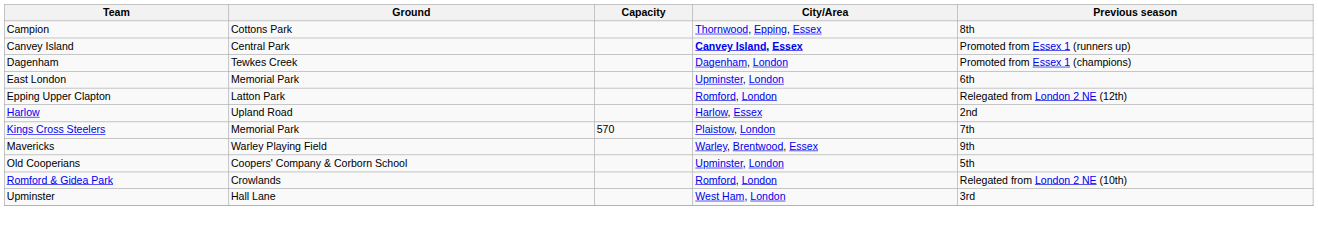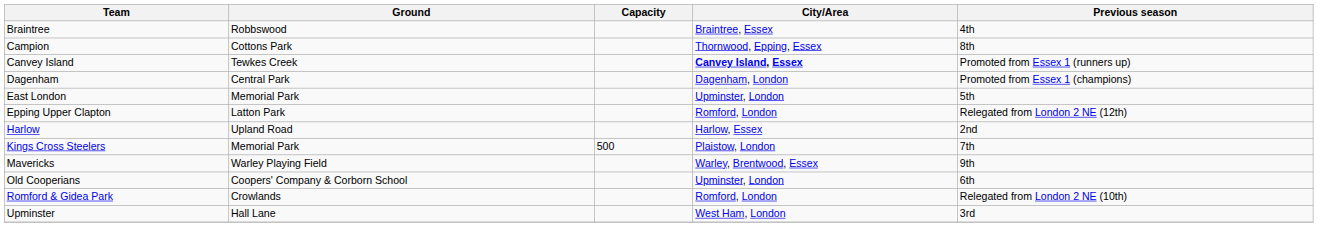+ row: (28, 29)
(260, 46) Central Park -> (264, 63) Tewkes Creek
(264, 63) Tewkes Creek -> (260, 79) Central Park
(967, 79) 6th -> (967, 96) 5th
(605, 130) 570 -> (605, 146) 500
(967, 163) 5th -> (967, 180) 6th
